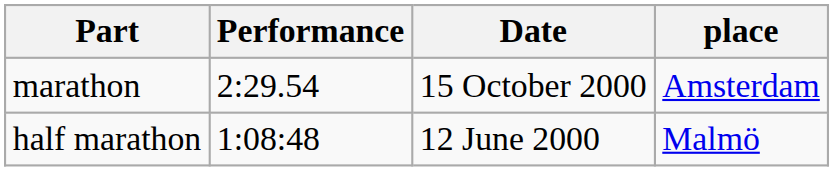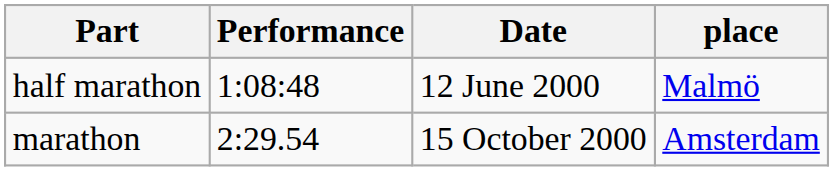rows swapped: (107, 138) <-> (77, 84)
